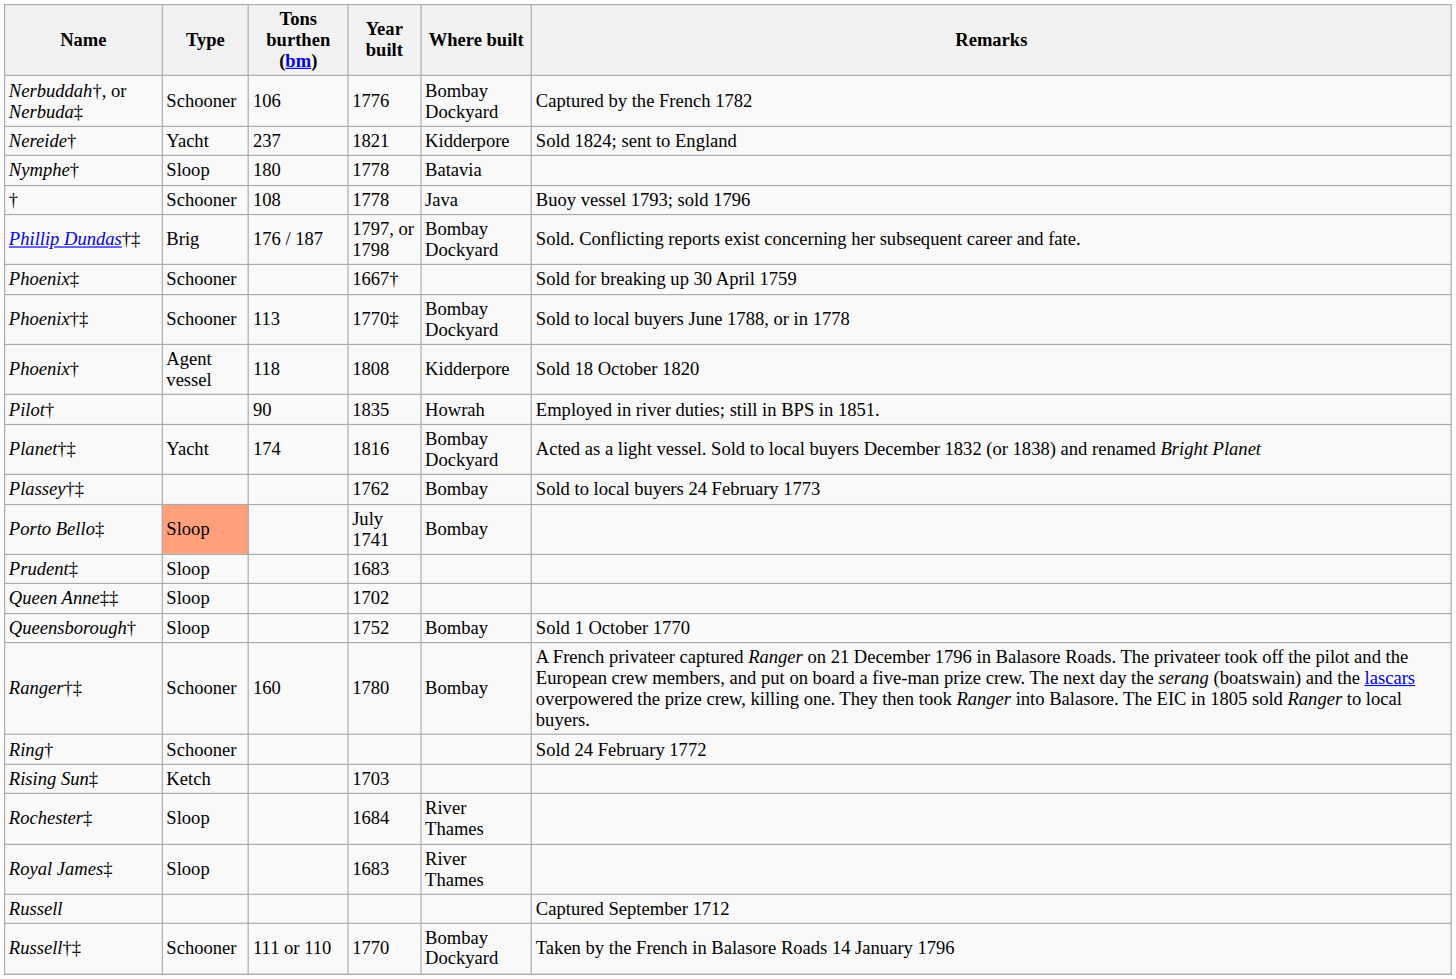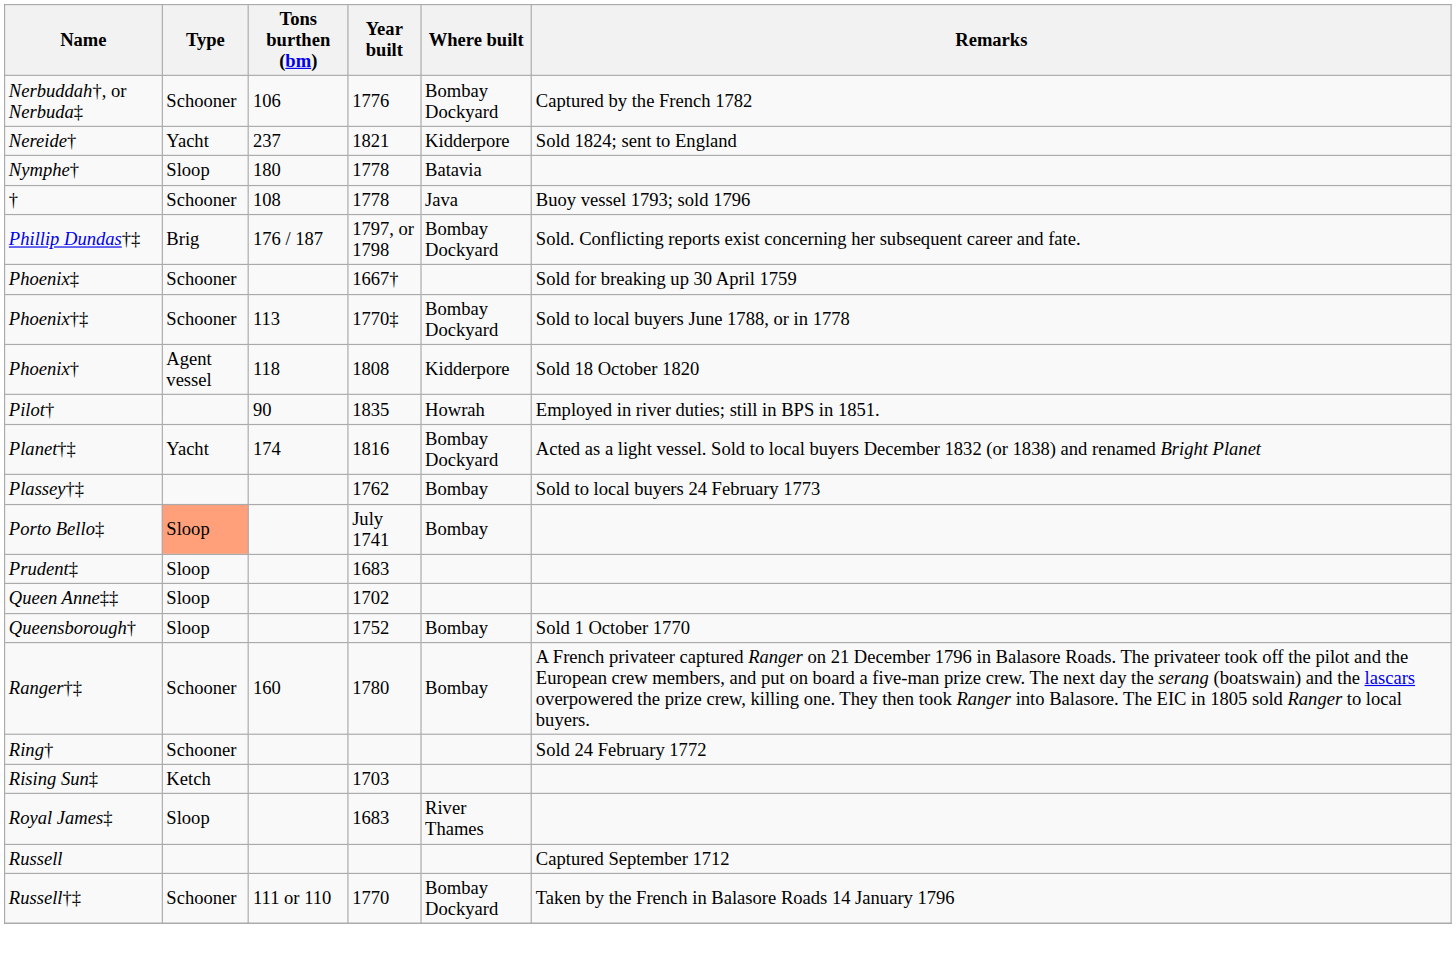- row: (51, 818)
